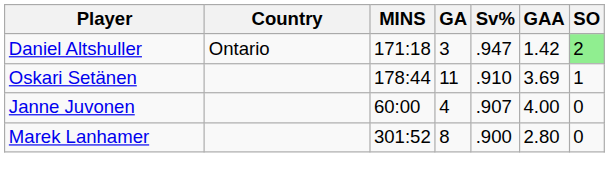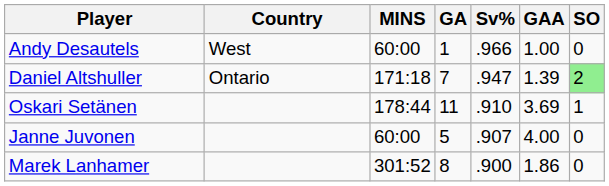+ row: (74, 48)
(444, 48) 3 -> (444, 78) 7
(542, 48) 1.42 -> (542, 78) 1.39
(444, 107) 4 -> (444, 136) 5
(542, 136) 2.80 -> (542, 166) 1.86
